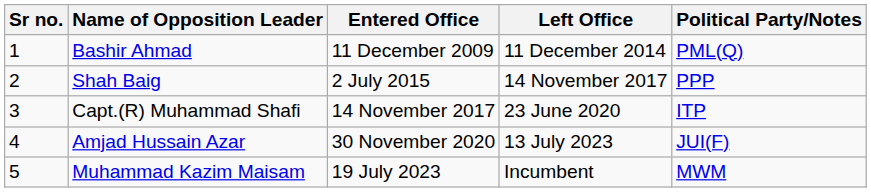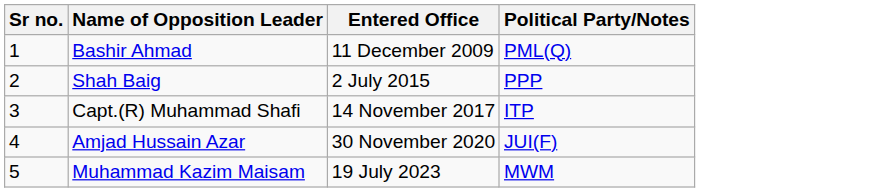- column: (586, 19)
